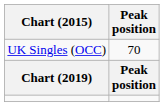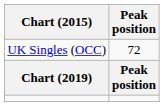(134, 49) 70 -> (134, 49) 72
